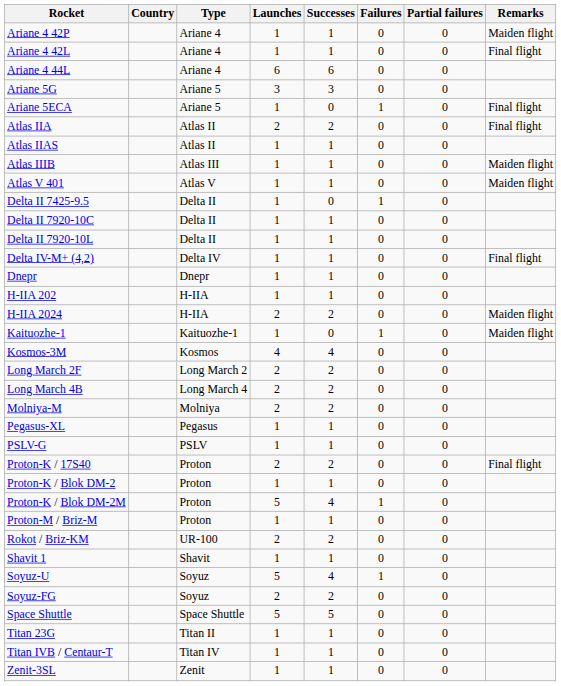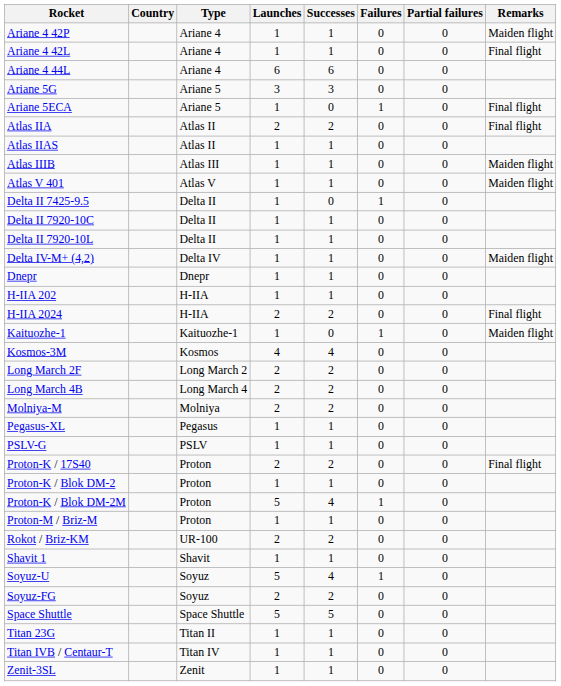(515, 257) Final flight -> (521, 257) Maiden flight
(521, 314) Maiden flight -> (515, 314) Final flight
